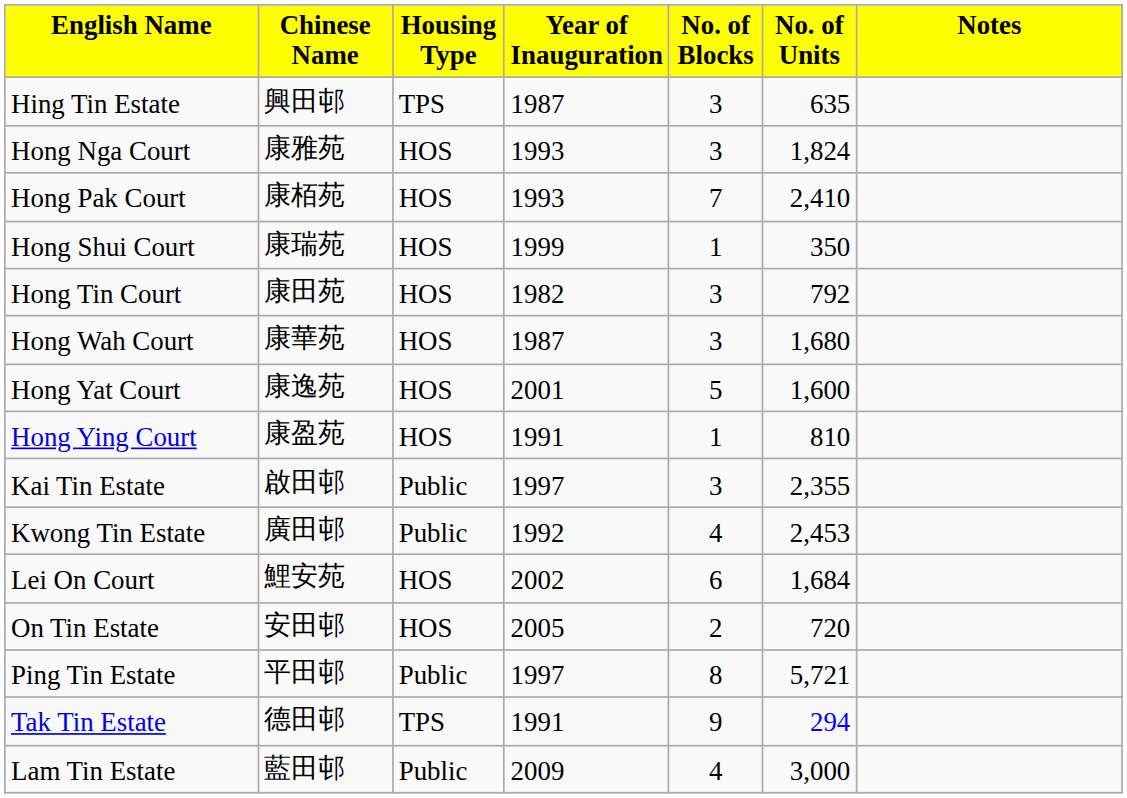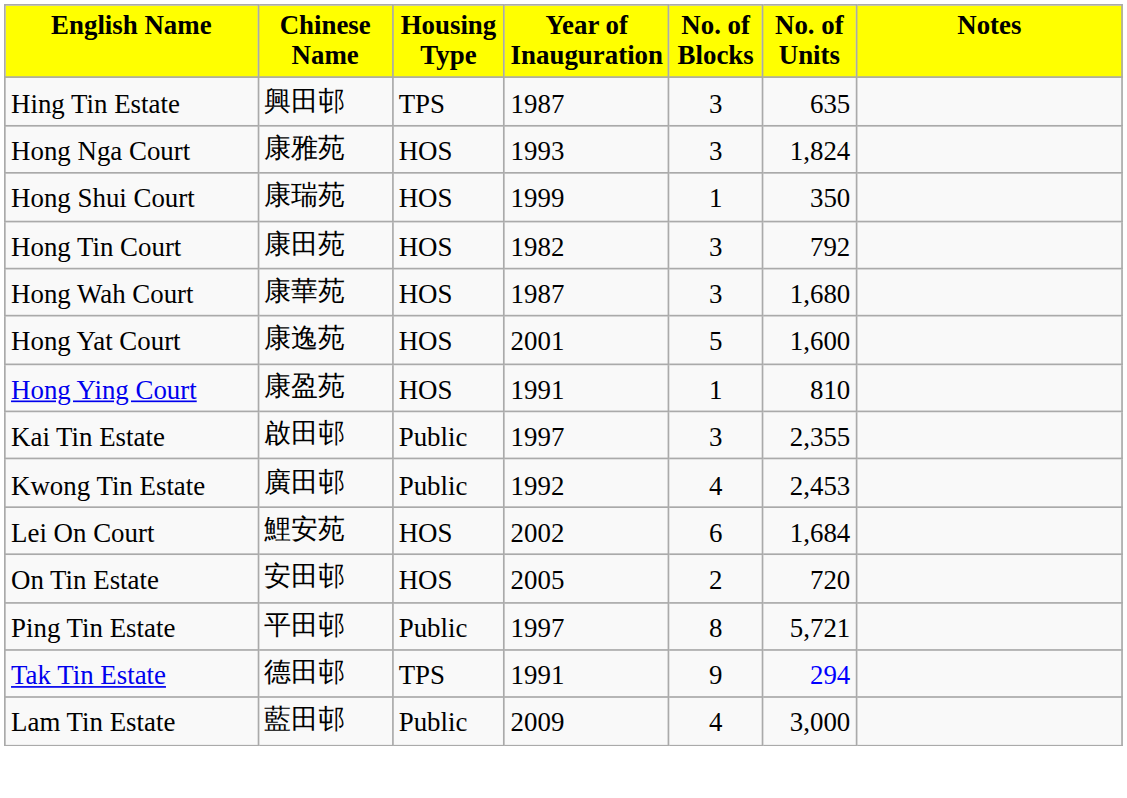- row: (98, 199)
